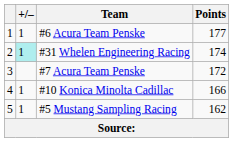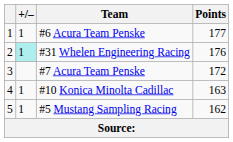(217, 52) 174 -> (217, 52) 176
(217, 90) 166 -> (217, 90) 163
